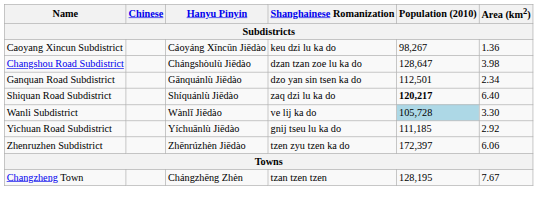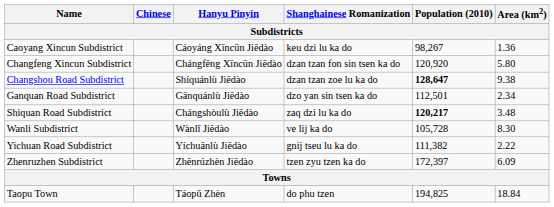+ row: (69, 64)
(209, 64) Chángshòulù Jiēdào -> (211, 80) Shíquánlù Jiēdào
(416, 64) normal -> (432, 80) bold
(490, 64) 3.98 -> (506, 80) 9.38
(203, 96) Shíquánlù Jiēdào -> (217, 112) Chángshòulù Jiēdào
(490, 96) 6.40 -> (506, 112) 3.48
(416, 112) lightblue background -> (432, 129) no background
(490, 112) 3.30 -> (506, 129) 8.30
(415, 129) 111,185 -> (431, 145) 111,382
(490, 129) 2.92 -> (506, 145) 2.22
(490, 145) 6.06 -> (506, 161) 6.09
- row: (45, 177)
+ row: (32, 194)
